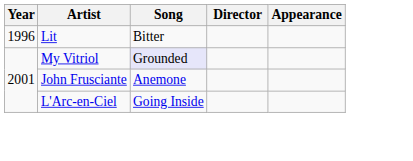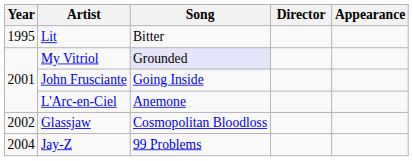(21, 36) 1996 -> (21, 36) 1995
(159, 79) Anemone -> (168, 79) Going Inside
(168, 101) Going Inside -> (159, 101) Anemone
+ row: (66, 123)
+ row: (57, 144)
